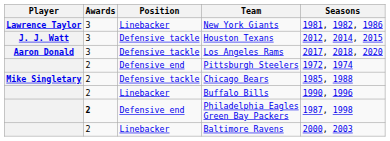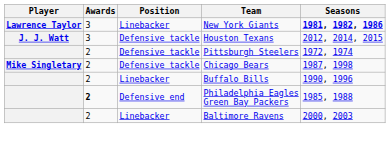(343, 25) normal -> (343, 25) bold
- row: (244, 52)
(152, 65) Defensive end -> (159, 52) Defensive tackle
(328, 79) 1985, 1988 -> (328, 65) 1987, 1998
(328, 111) 1987, 1998 -> (328, 97) 1985, 1988
